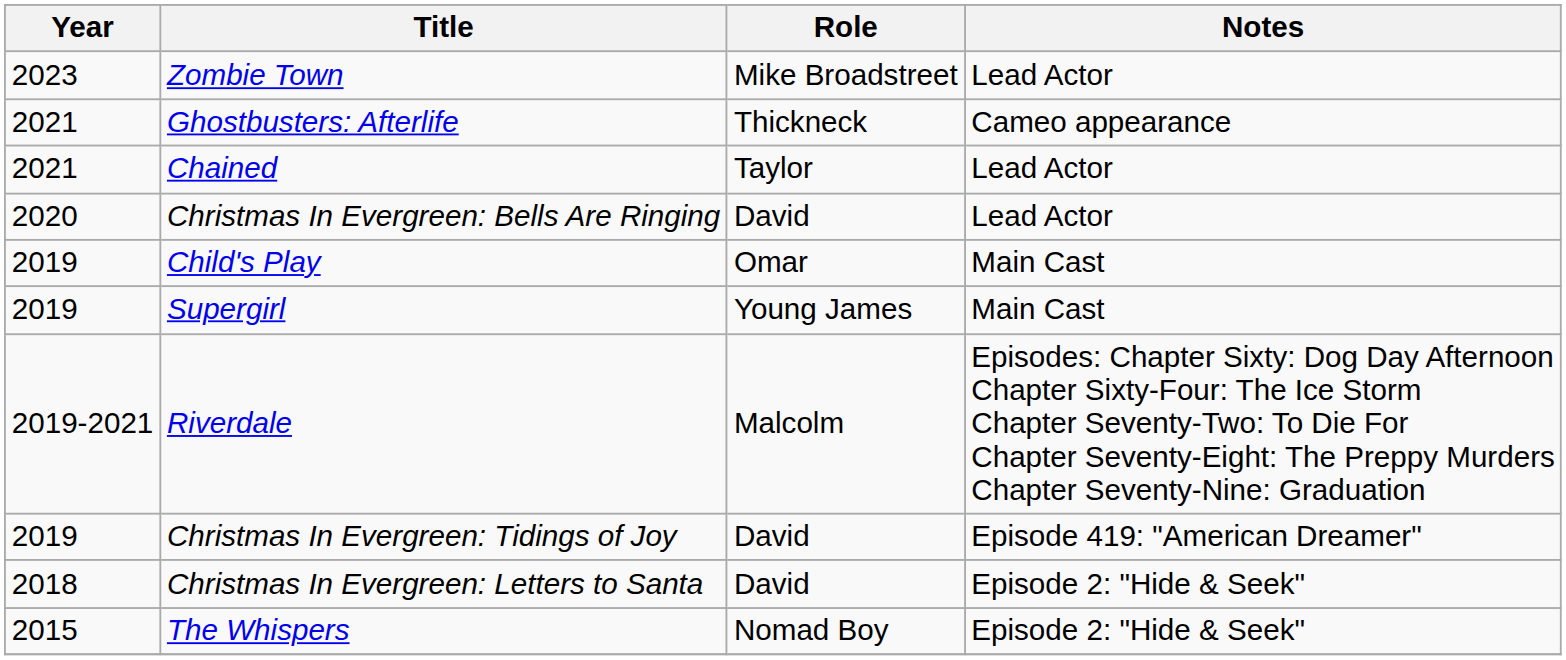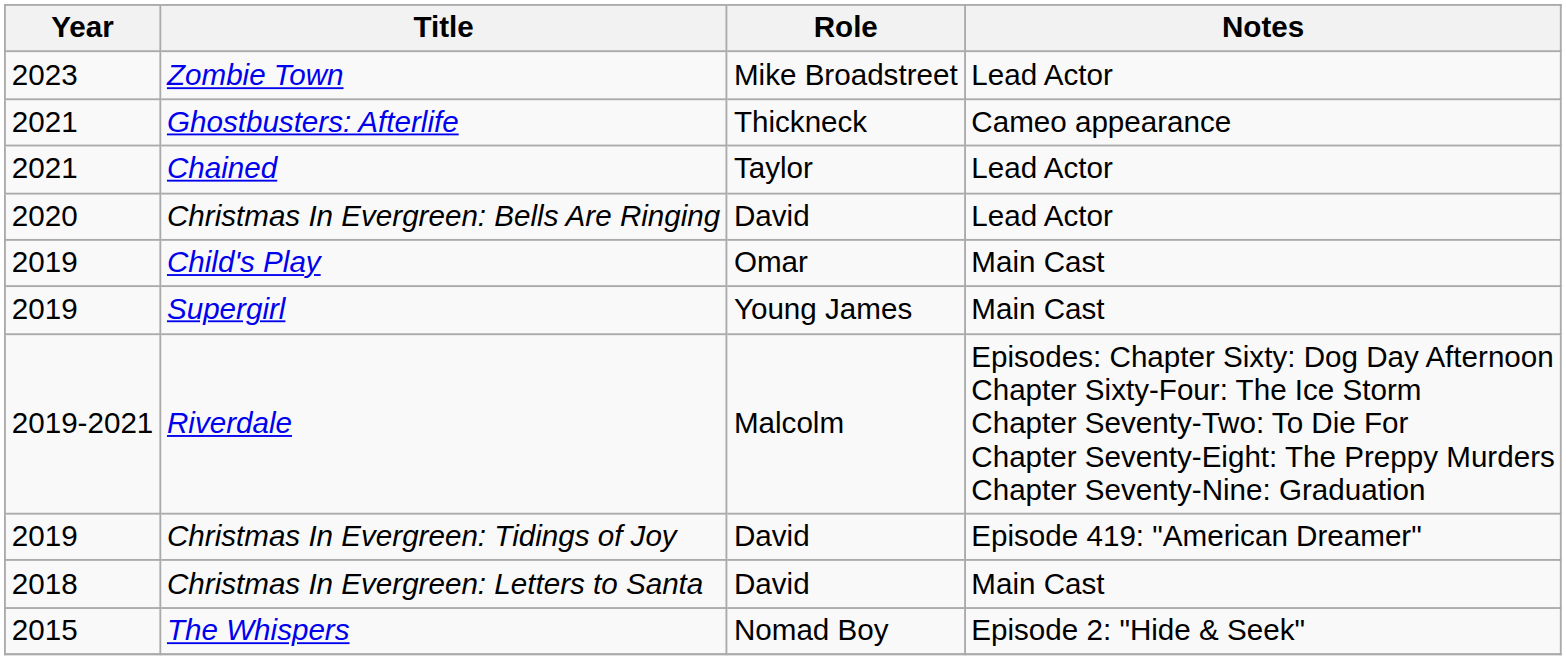(1138, 583) Episode 2: "Hide & Seek" -> (1038, 583) Main Cast
